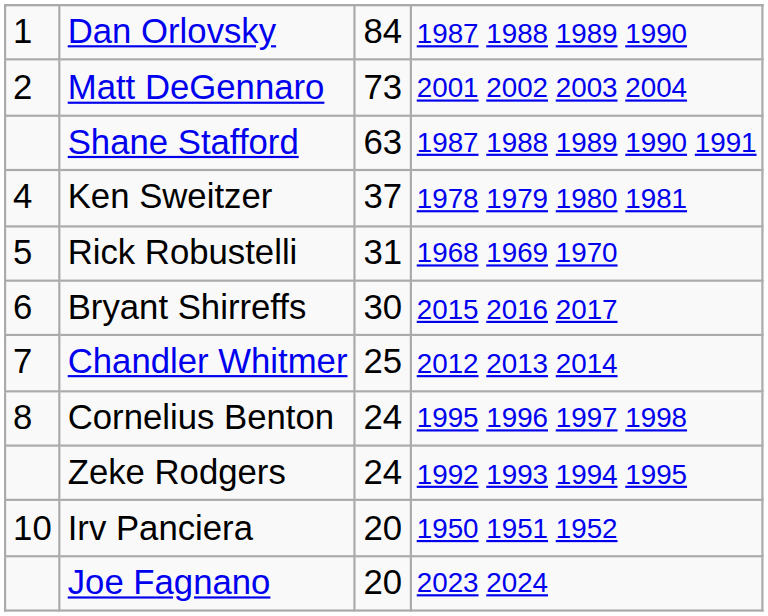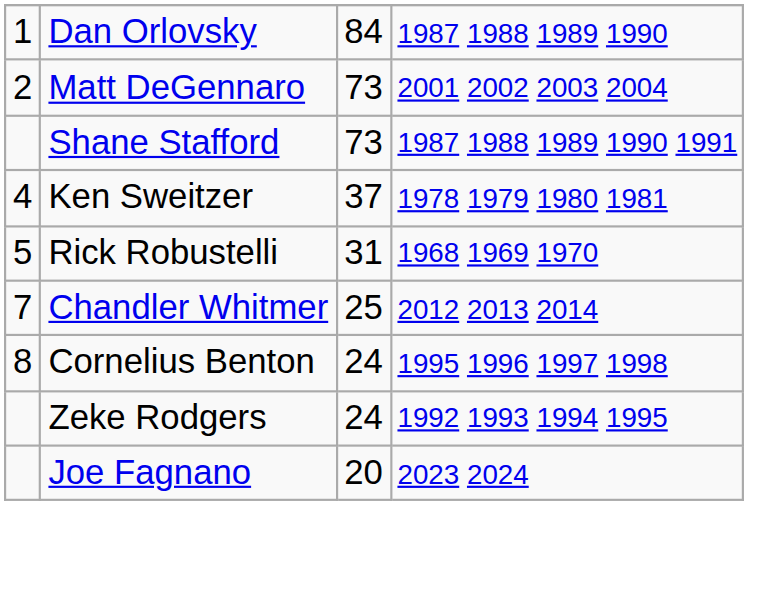(383, 142) 63 -> (364, 142) 73
- row: (187, 307)
- row: (160, 527)
